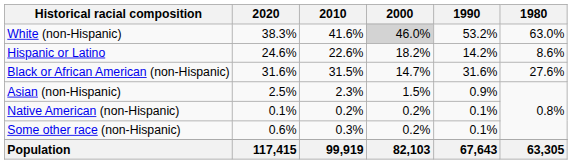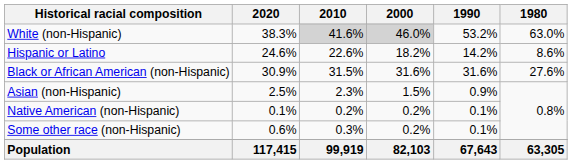(346, 34) no background -> (346, 34) lightgrey background
(279, 72) 31.6% -> (279, 72) 30.9%
(413, 72) 14.7% -> (413, 72) 31.6%
